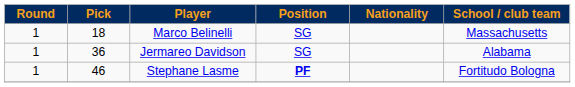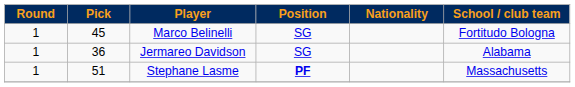(99, 33) 18 -> (99, 33) 45
(507, 33) Massachusetts -> (507, 33) Fortitudo Bologna
(99, 71) 46 -> (99, 71) 51
(507, 71) Fortitudo Bologna -> (507, 71) Massachusetts
